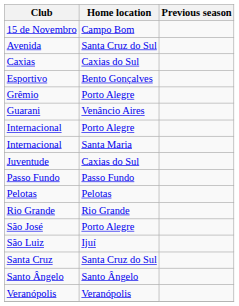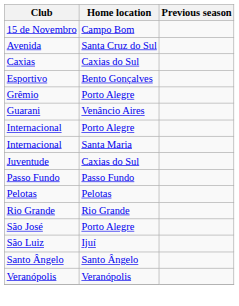- row: (30, 260)
